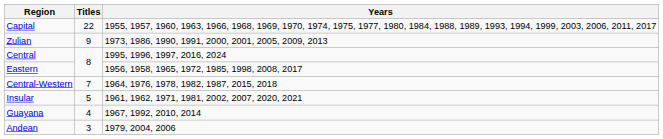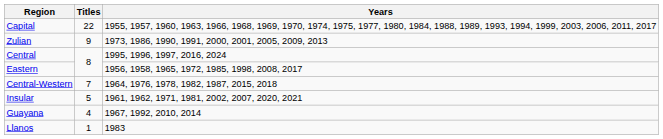- row: (22, 127)
+ row: (20, 127)
